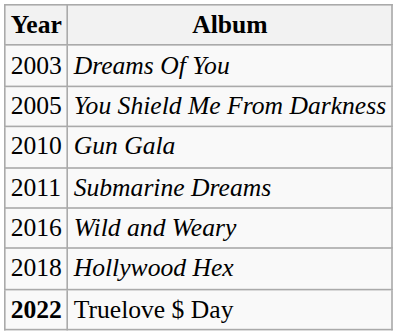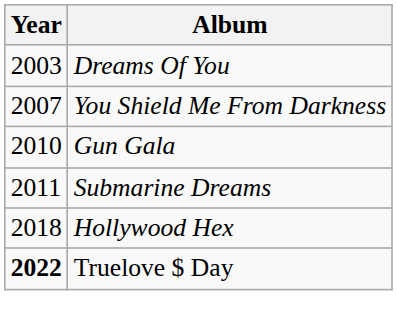(36, 106) 2005 -> (36, 106) 2007
- row: (155, 227)
